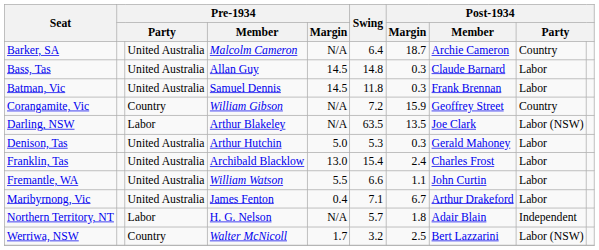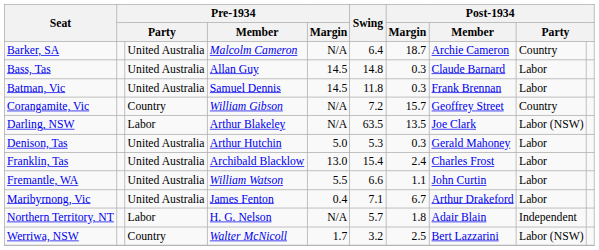(416, 106) 15.9 -> (416, 106) 15.7
